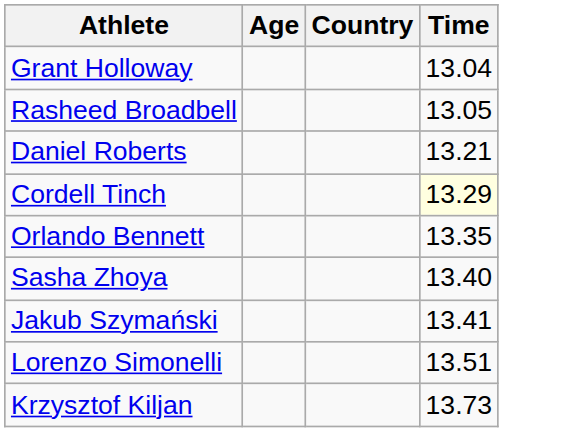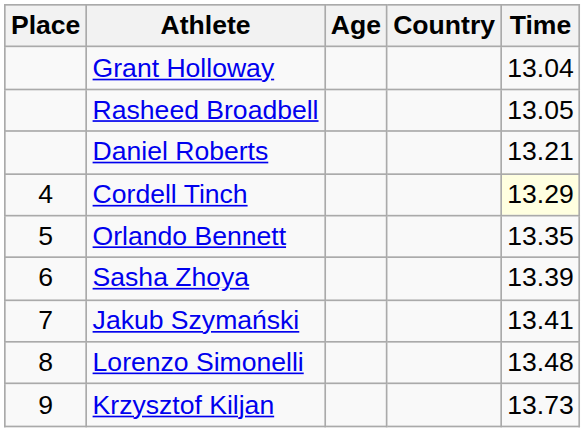+ column: (46, 25)
(459, 278) 13.40 -> (540, 278) 13.39
(459, 362) 13.51 -> (540, 362) 13.48
